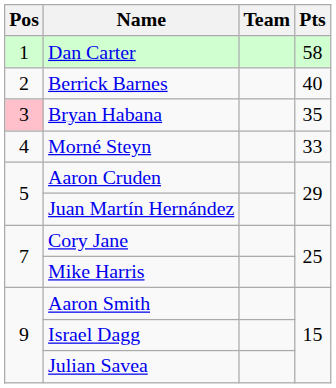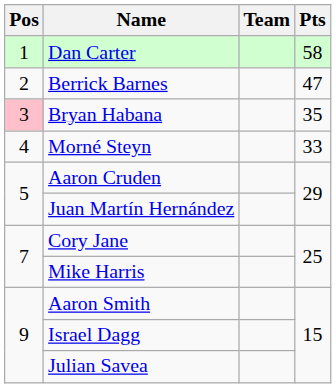(312, 83) 40 -> (312, 83) 47
